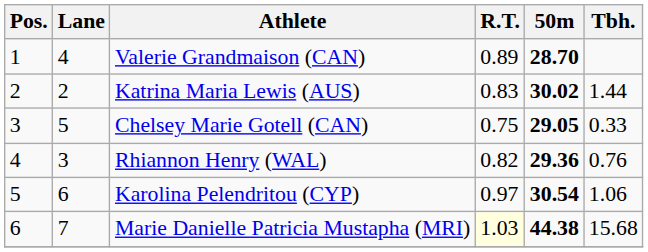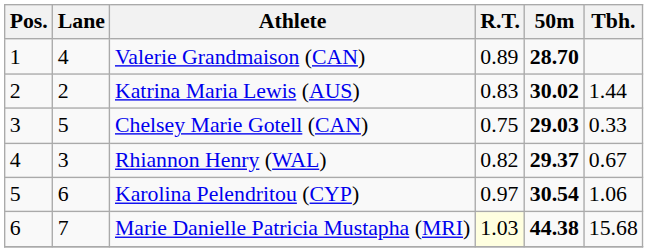(554, 125) 29.05 -> (554, 125) 29.03
(554, 159) 29.36 -> (554, 159) 29.37
(608, 159) 0.76 -> (608, 159) 0.67
